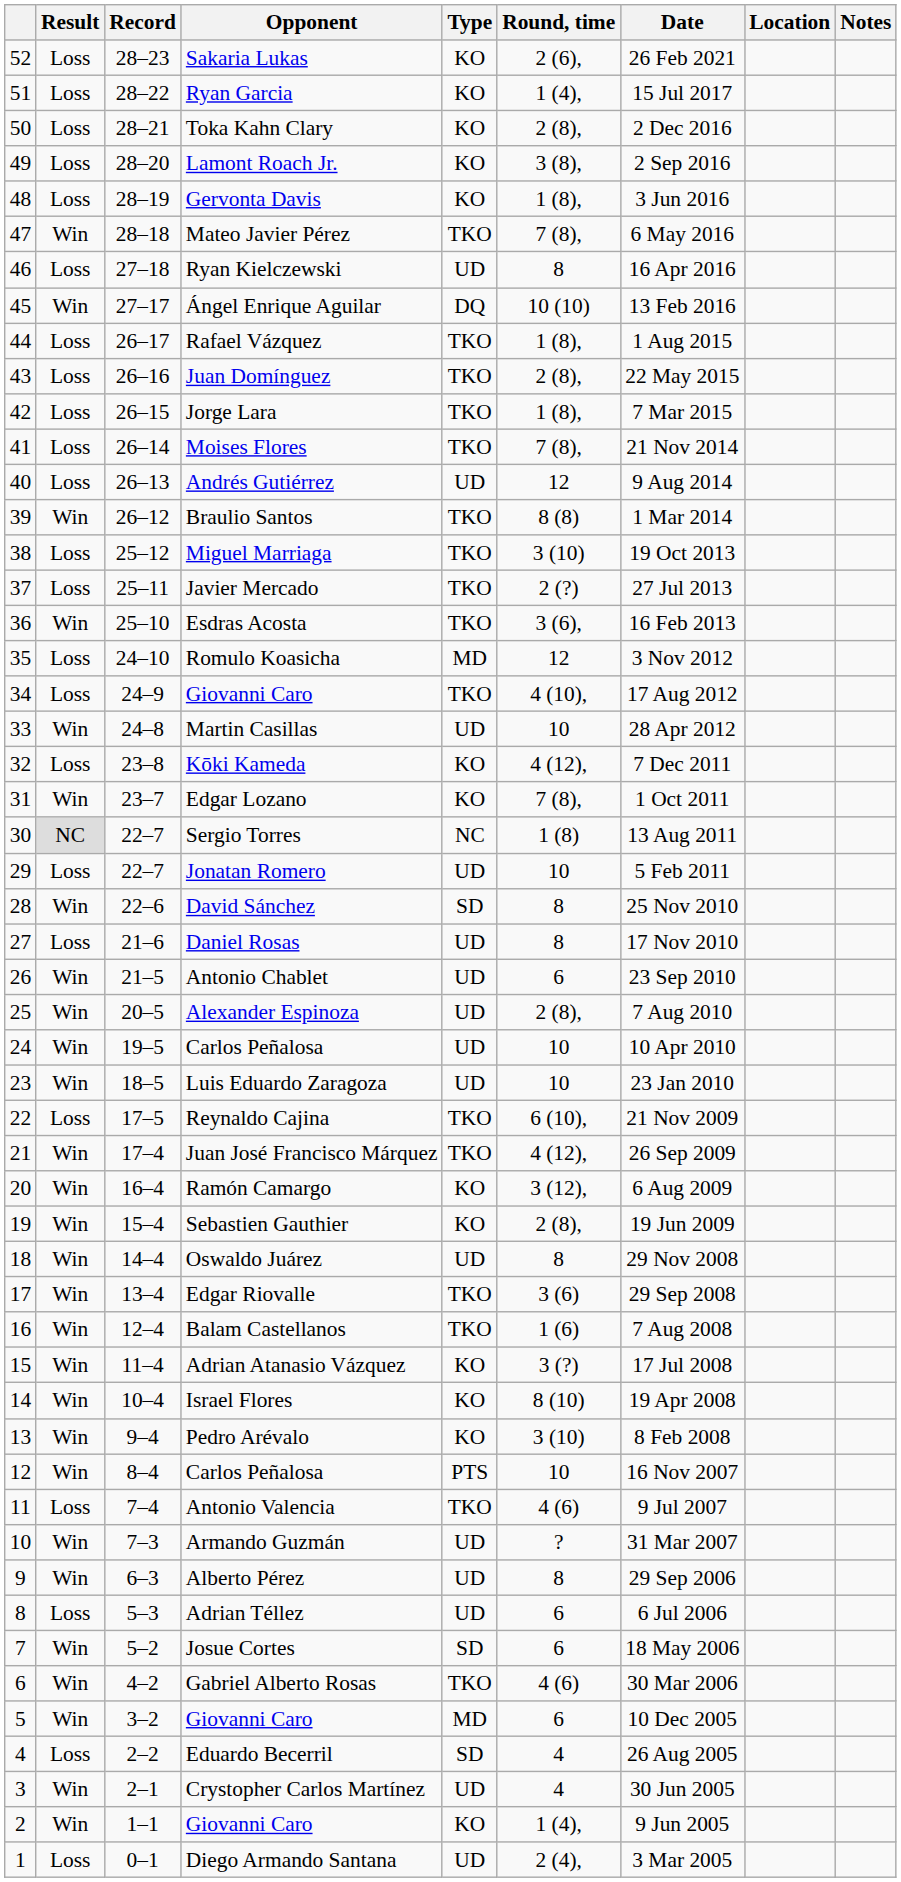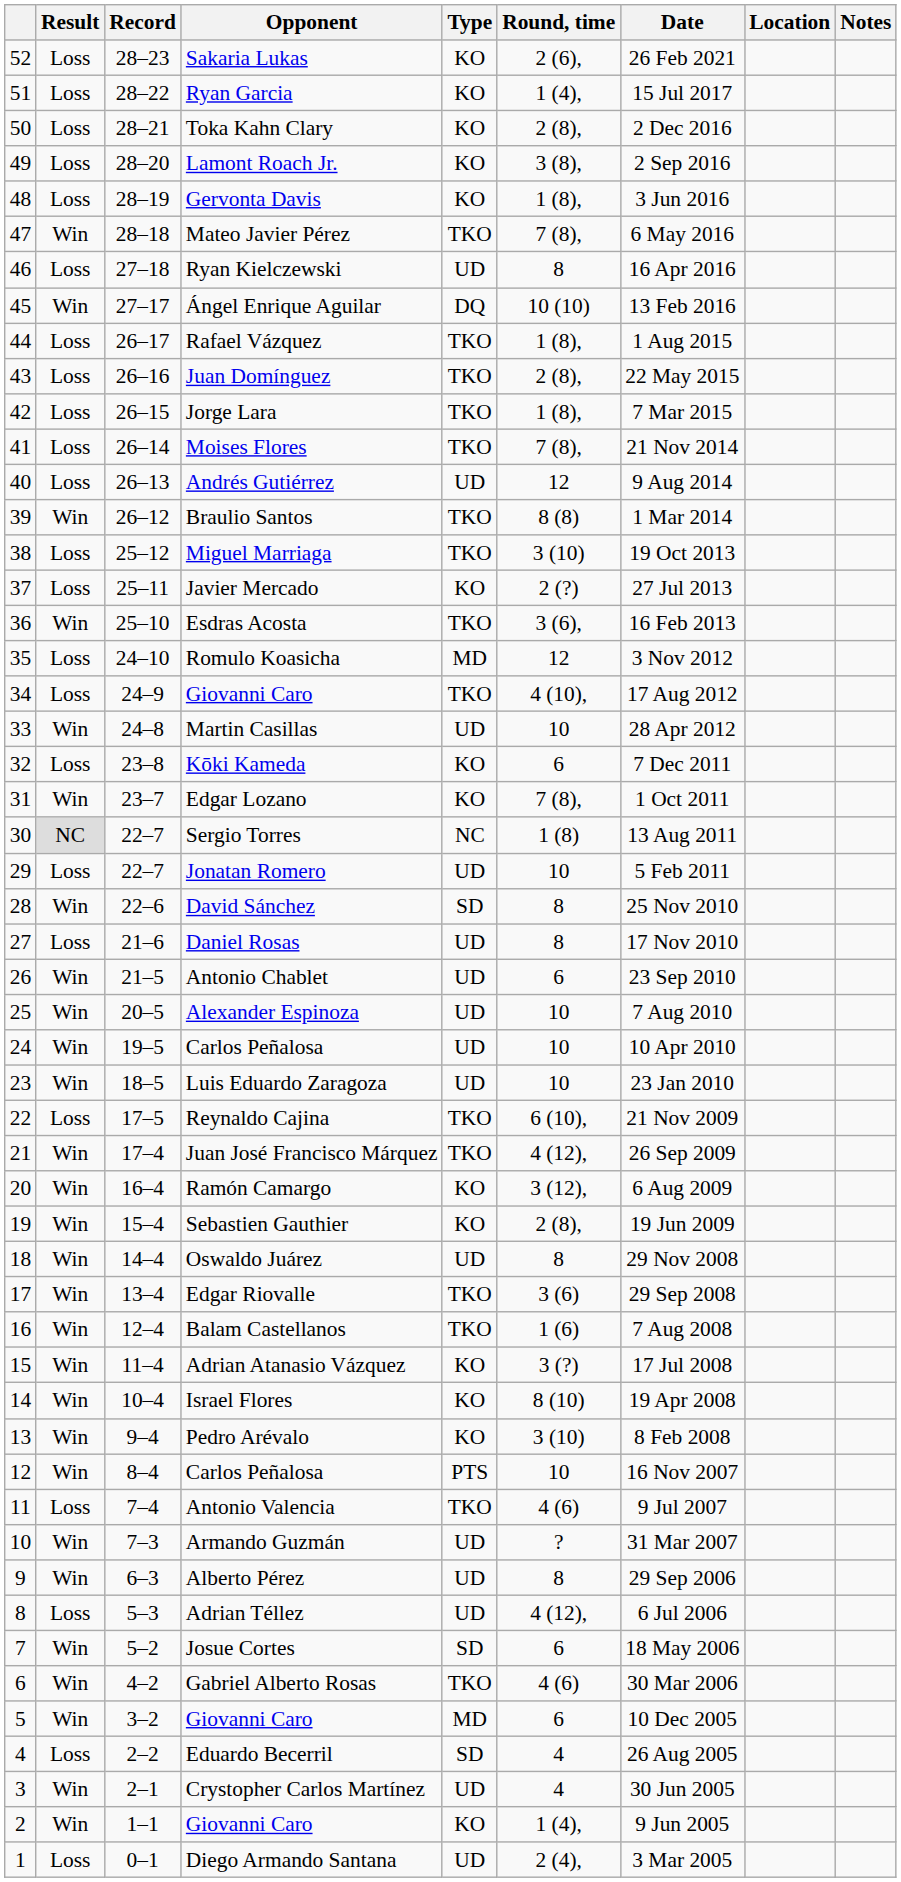(470, 587) TKO -> (470, 587) KO
(559, 764) 4 (12), -> (559, 764) 6
(559, 1011) 2 (8), -> (559, 1011) 10
(559, 1612) 6 -> (559, 1612) 4 (12),
